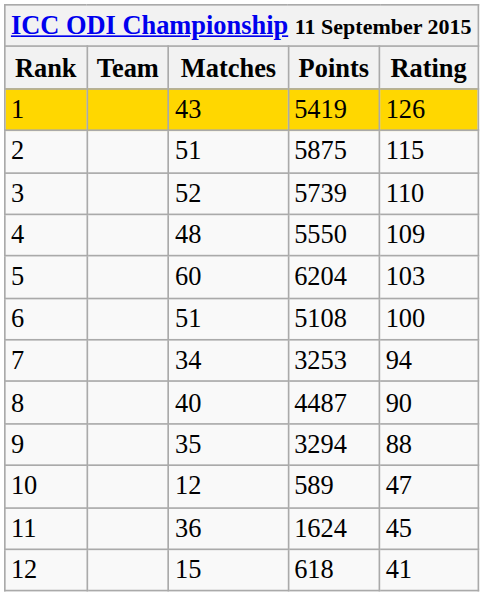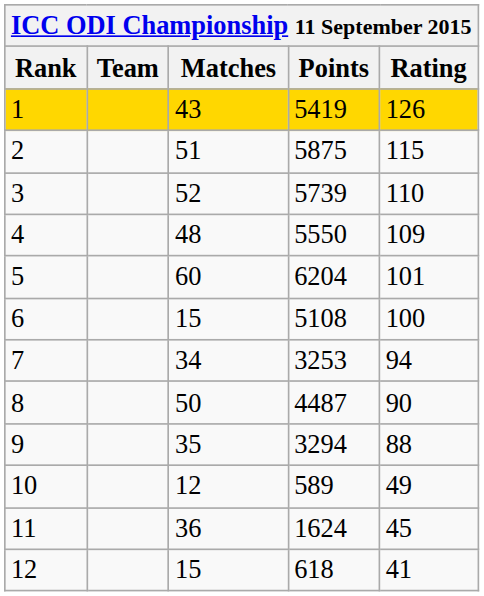(405, 276) 103 -> (405, 276) 101
(188, 318) 51 -> (188, 318) 15
(188, 402) 40 -> (188, 402) 50
(399, 485) 47 -> (399, 485) 49
